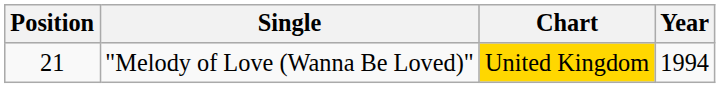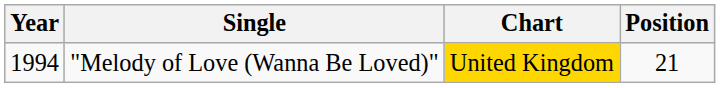columns swapped: (685, 23) <-> (52, 23)
